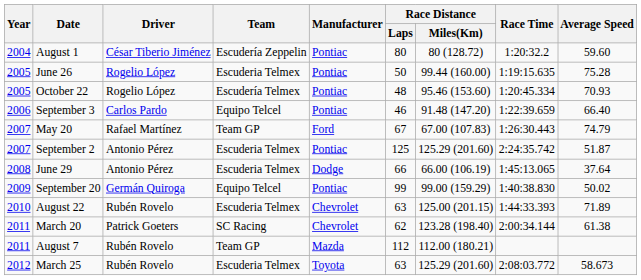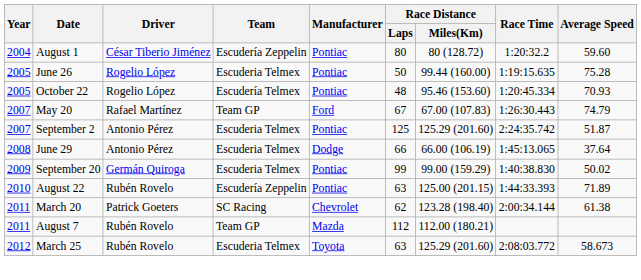- row: (65, 110)
(248, 188) Equipo Telcel -> (258, 168) Escuderia Telmex
(258, 207) Escuderia Telmex -> (261, 188) Escudería Zeppelin
(335, 207) Chevrolet -> (330, 188) Pontiac
